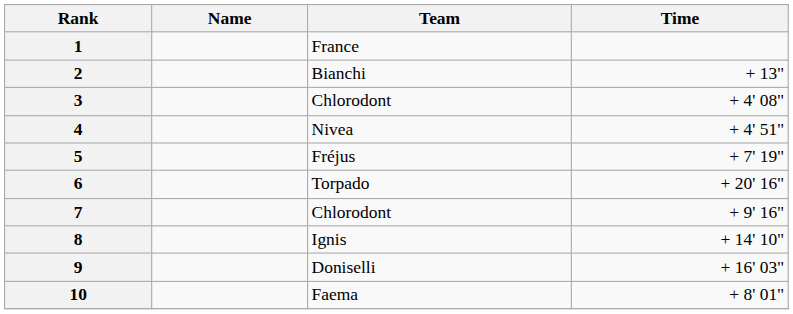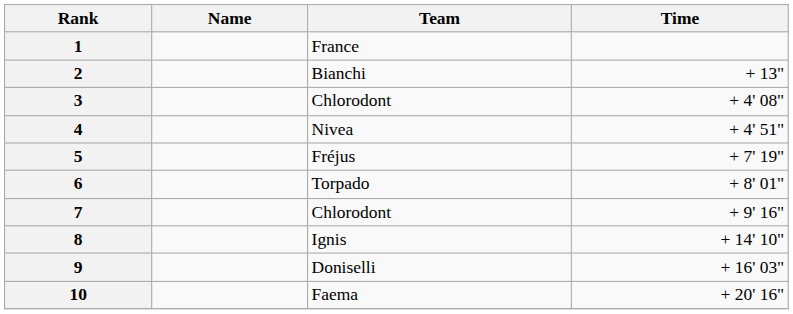(752, 184) + 20' 16" -> (757, 184) + 8' 01"
(757, 294) + 8' 01" -> (752, 294) + 20' 16"
